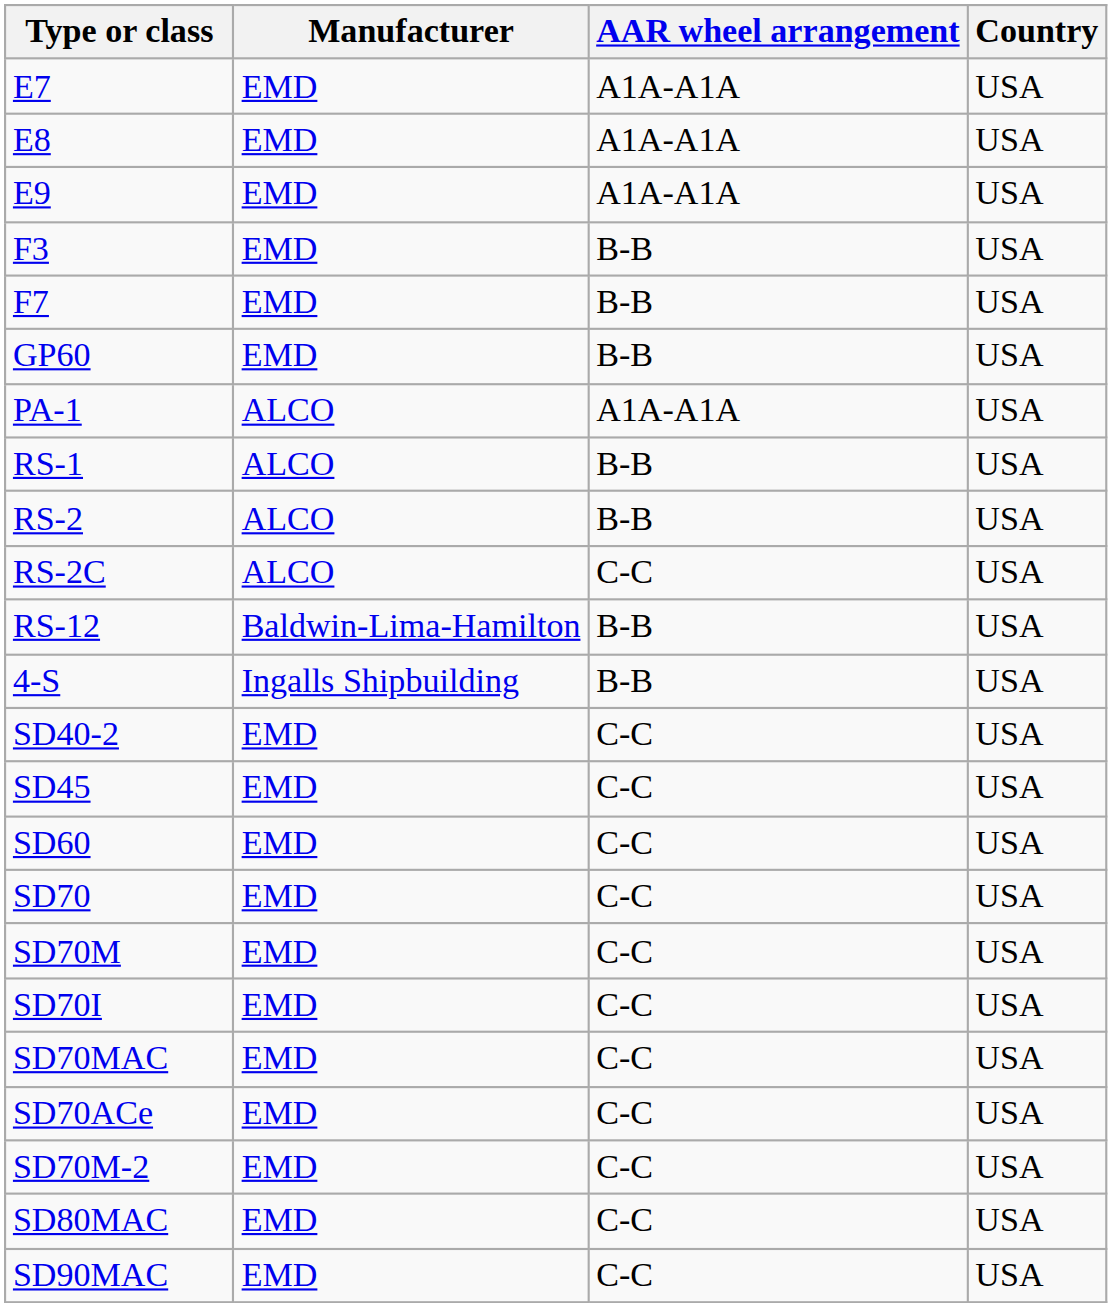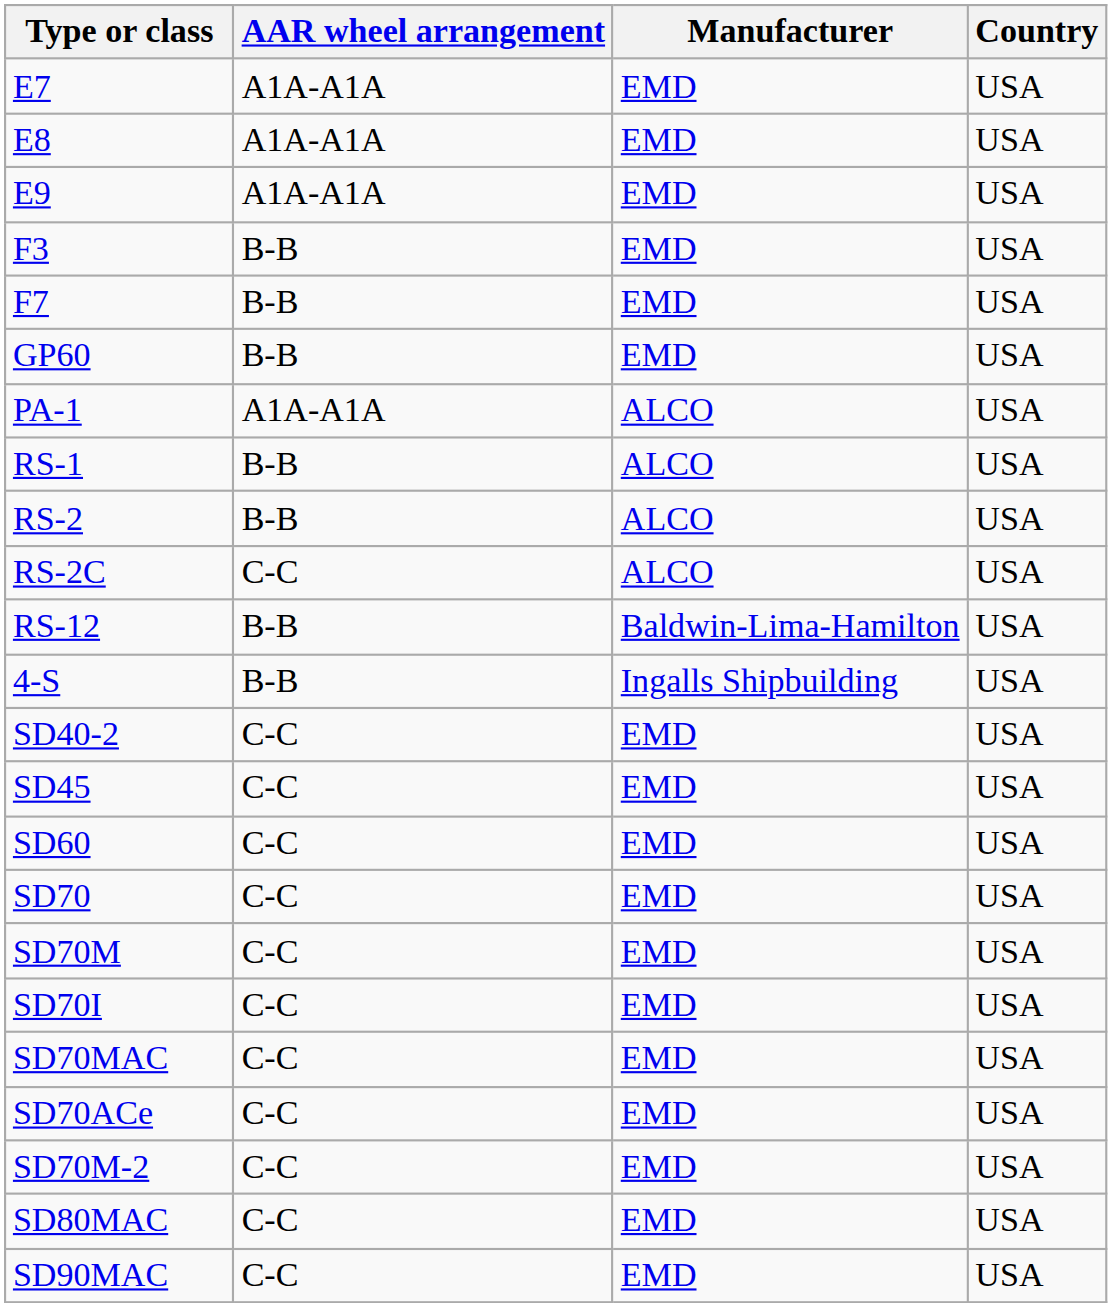columns swapped: (778, 31) <-> (411, 31)
